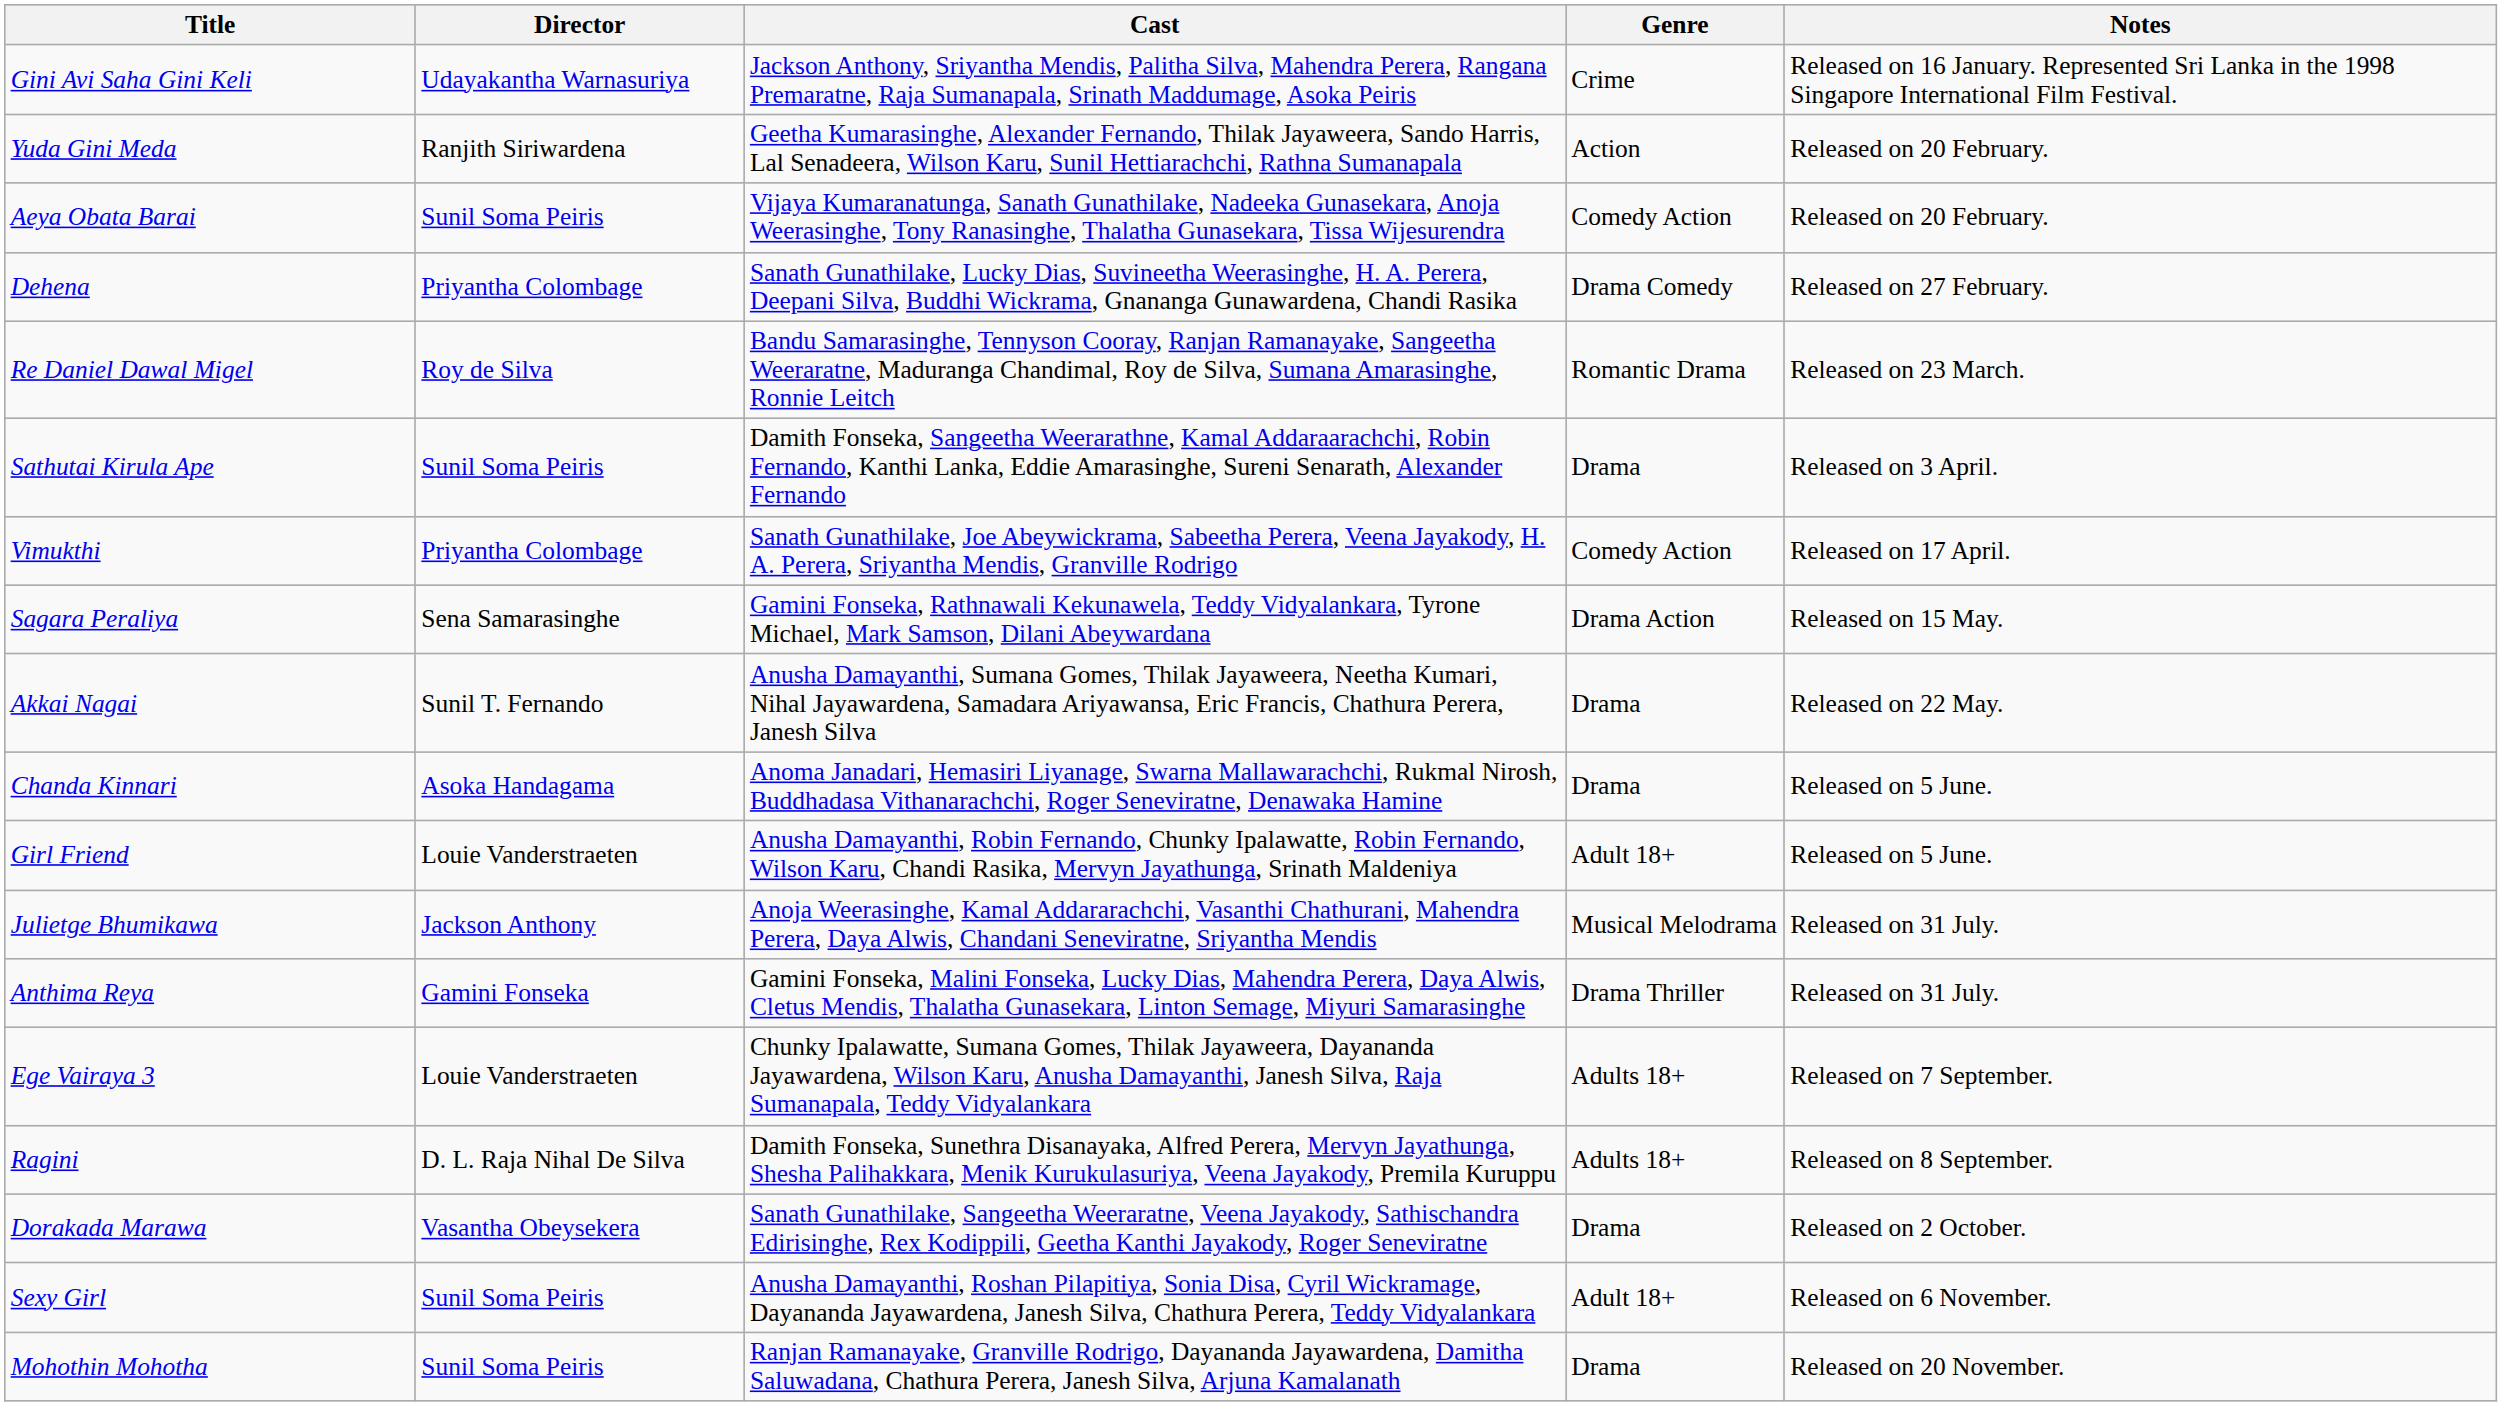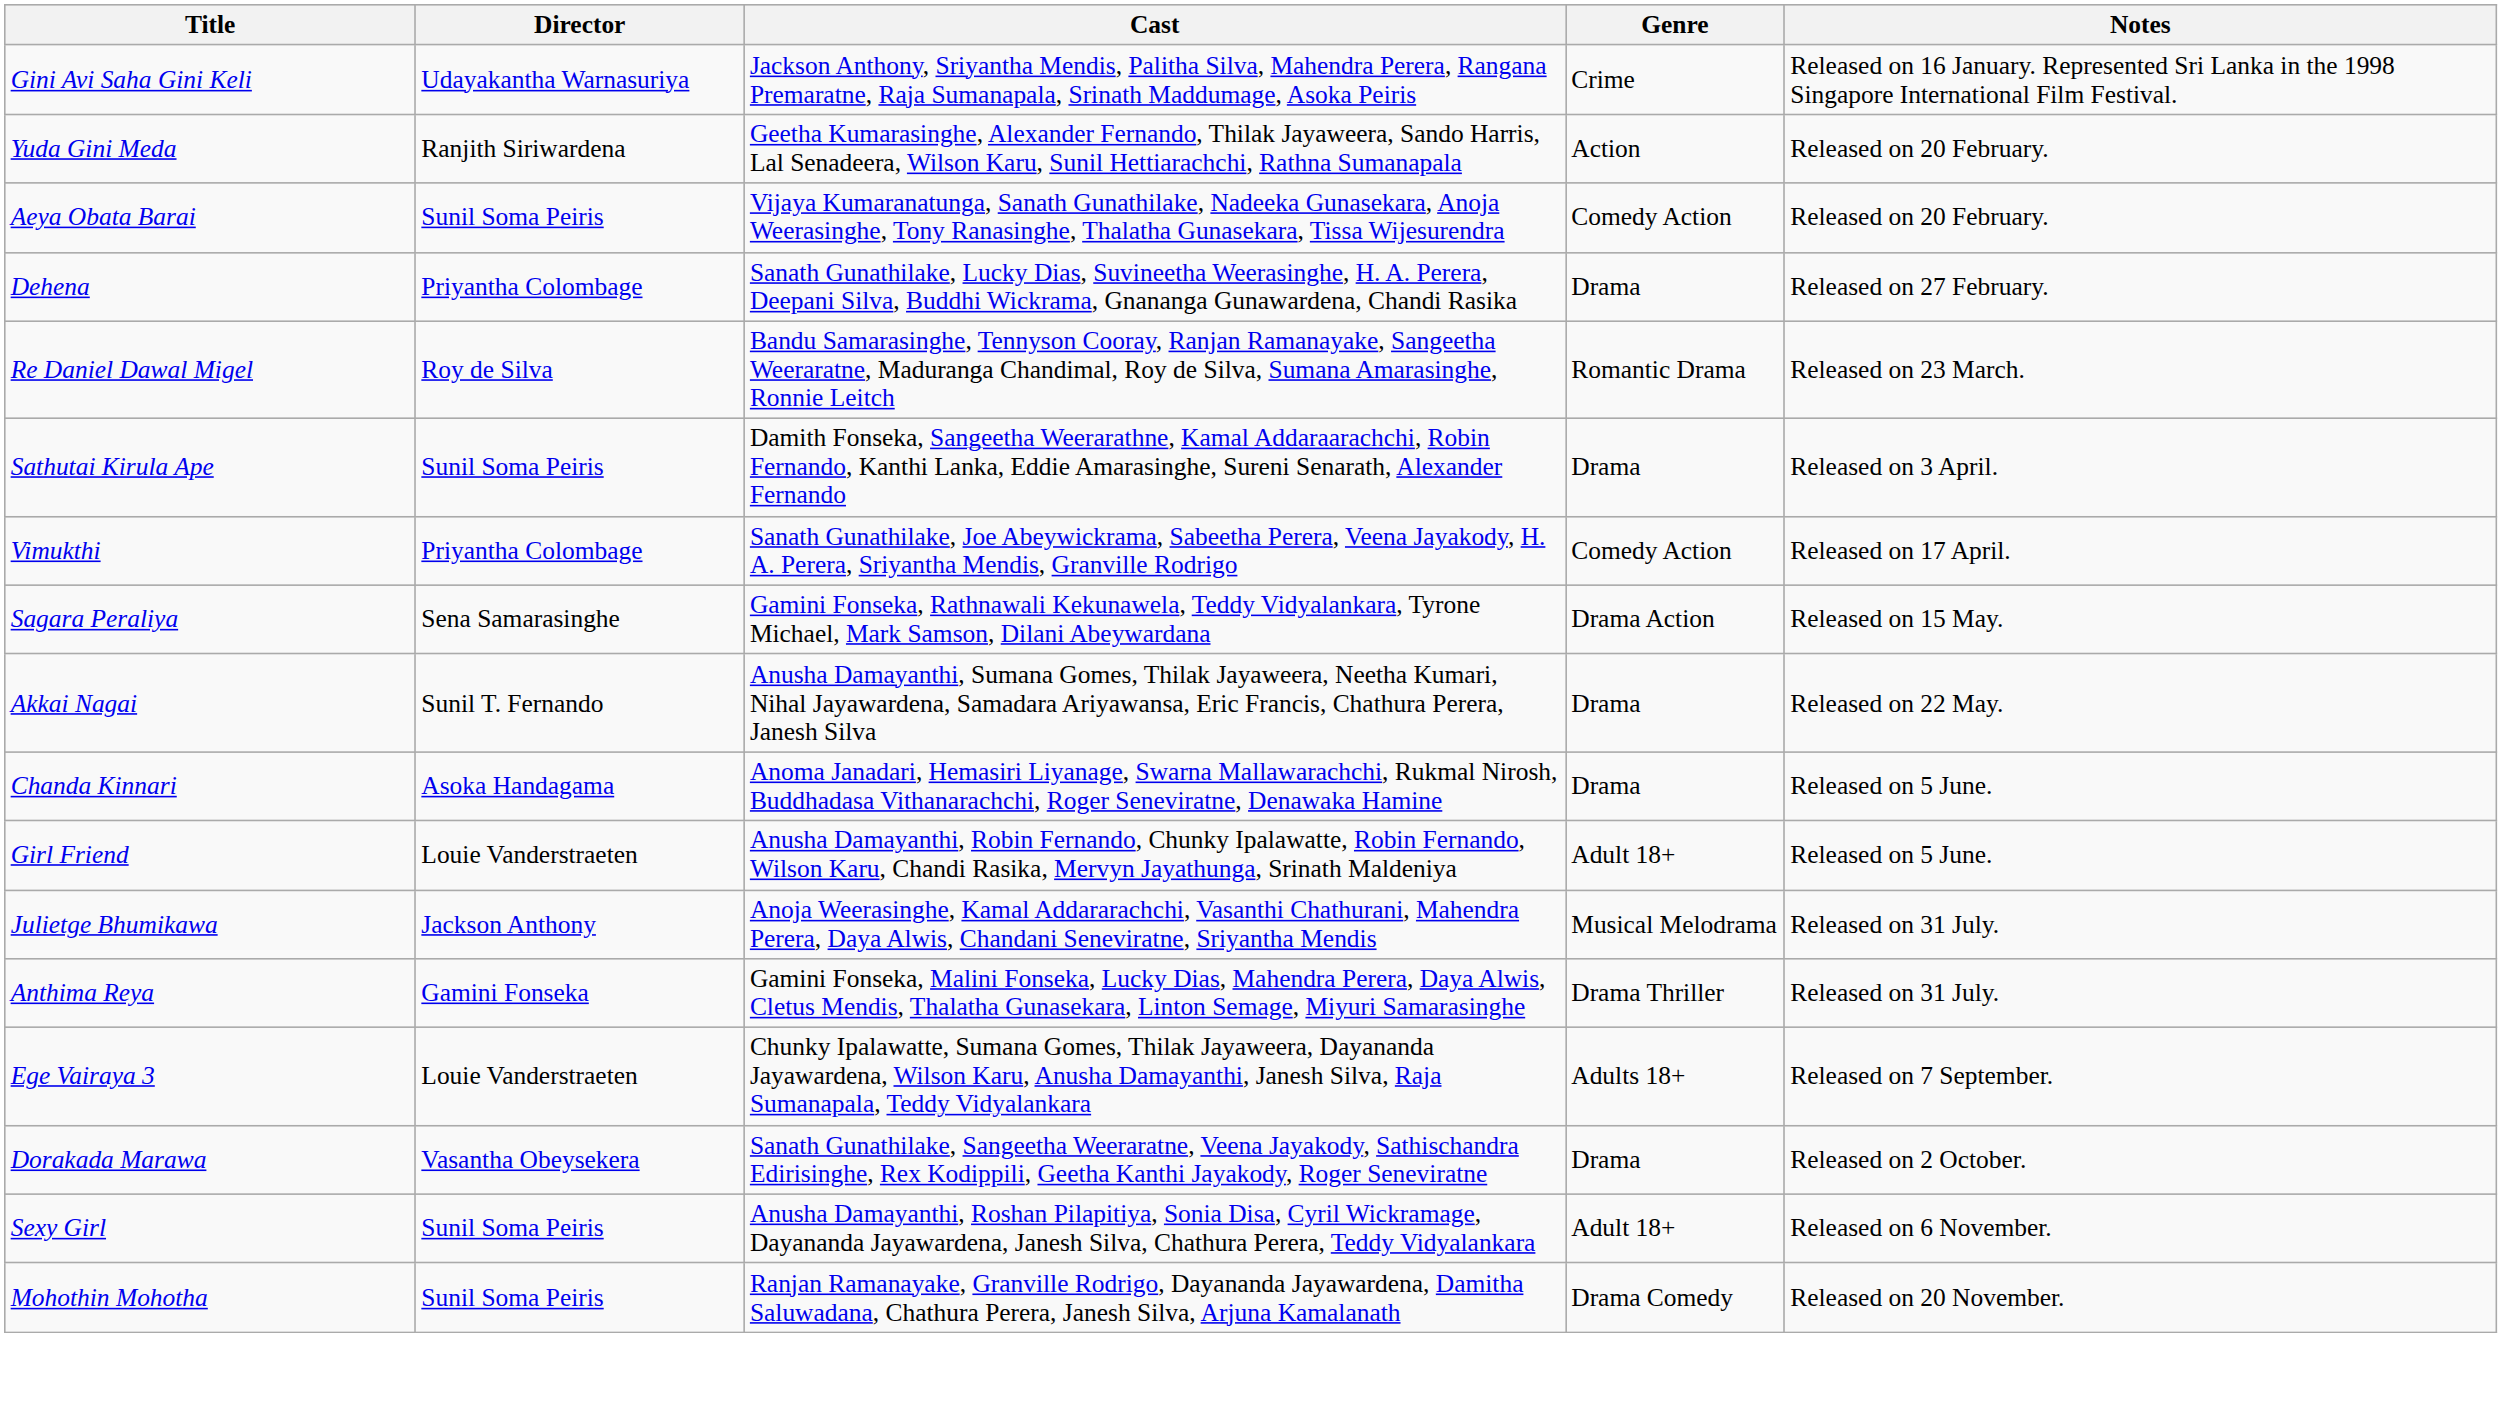(1652, 286) Drama Comedy -> (1606, 286) Drama
- row: (45, 1159)
(1606, 1366) Drama -> (1652, 1297) Drama Comedy
